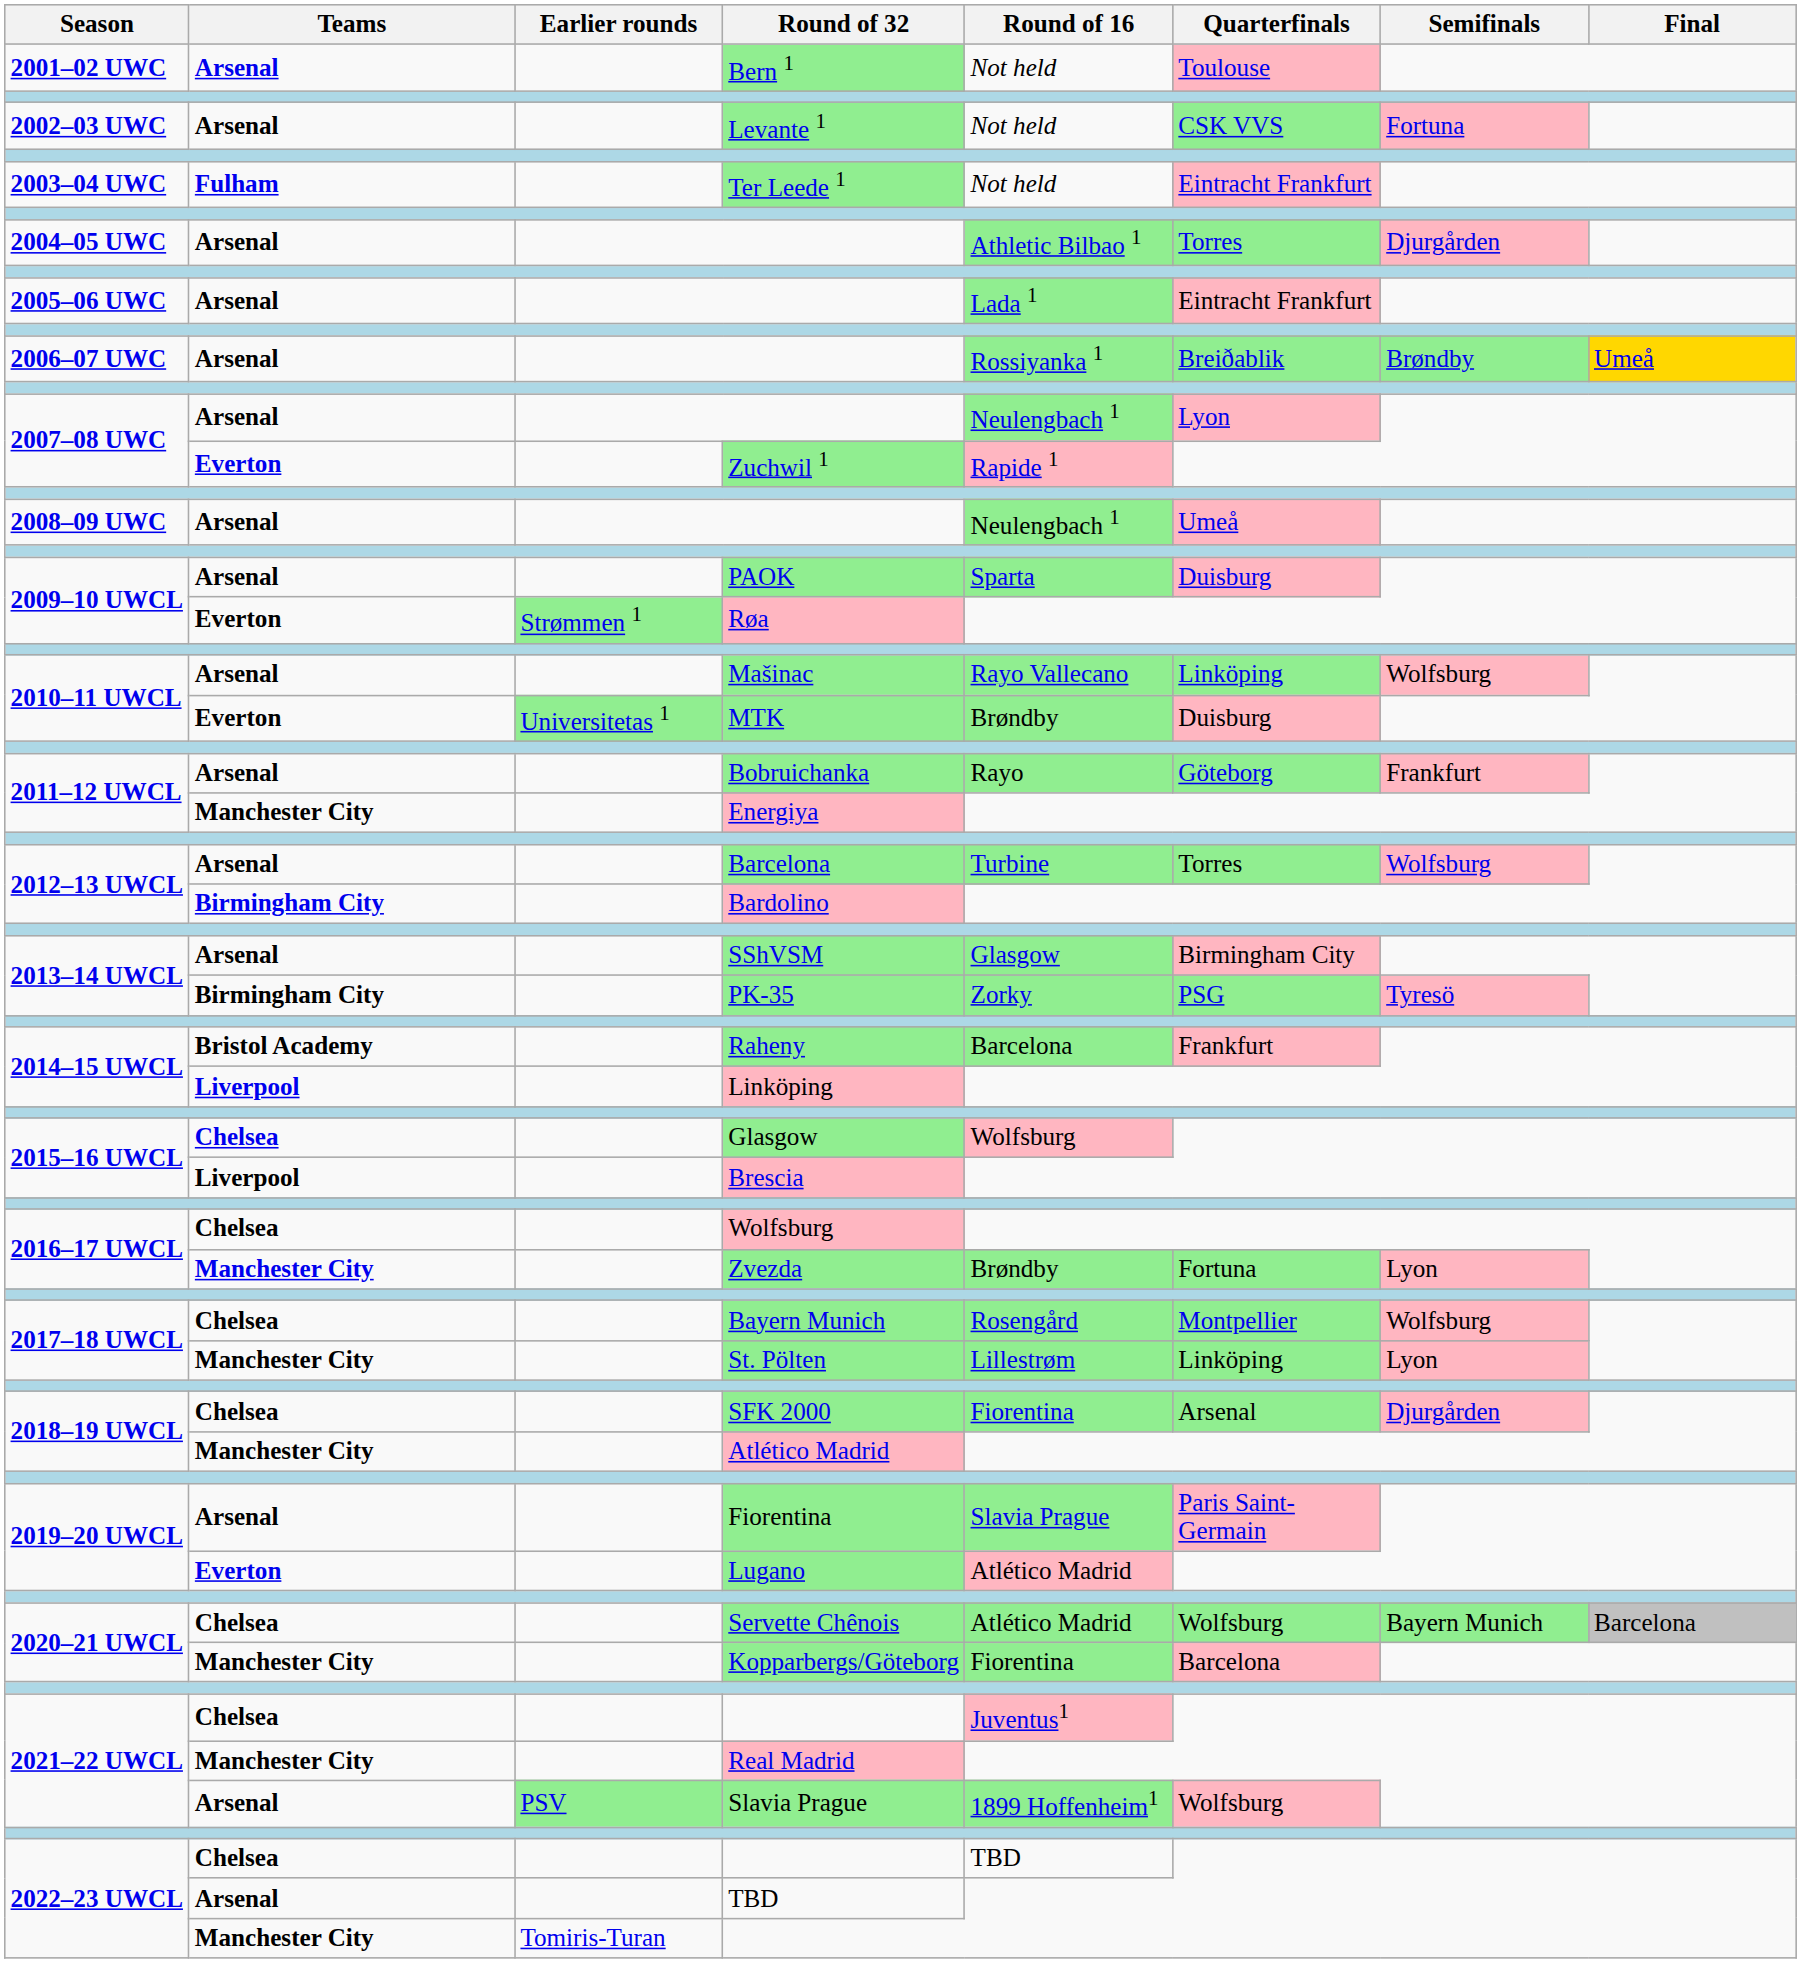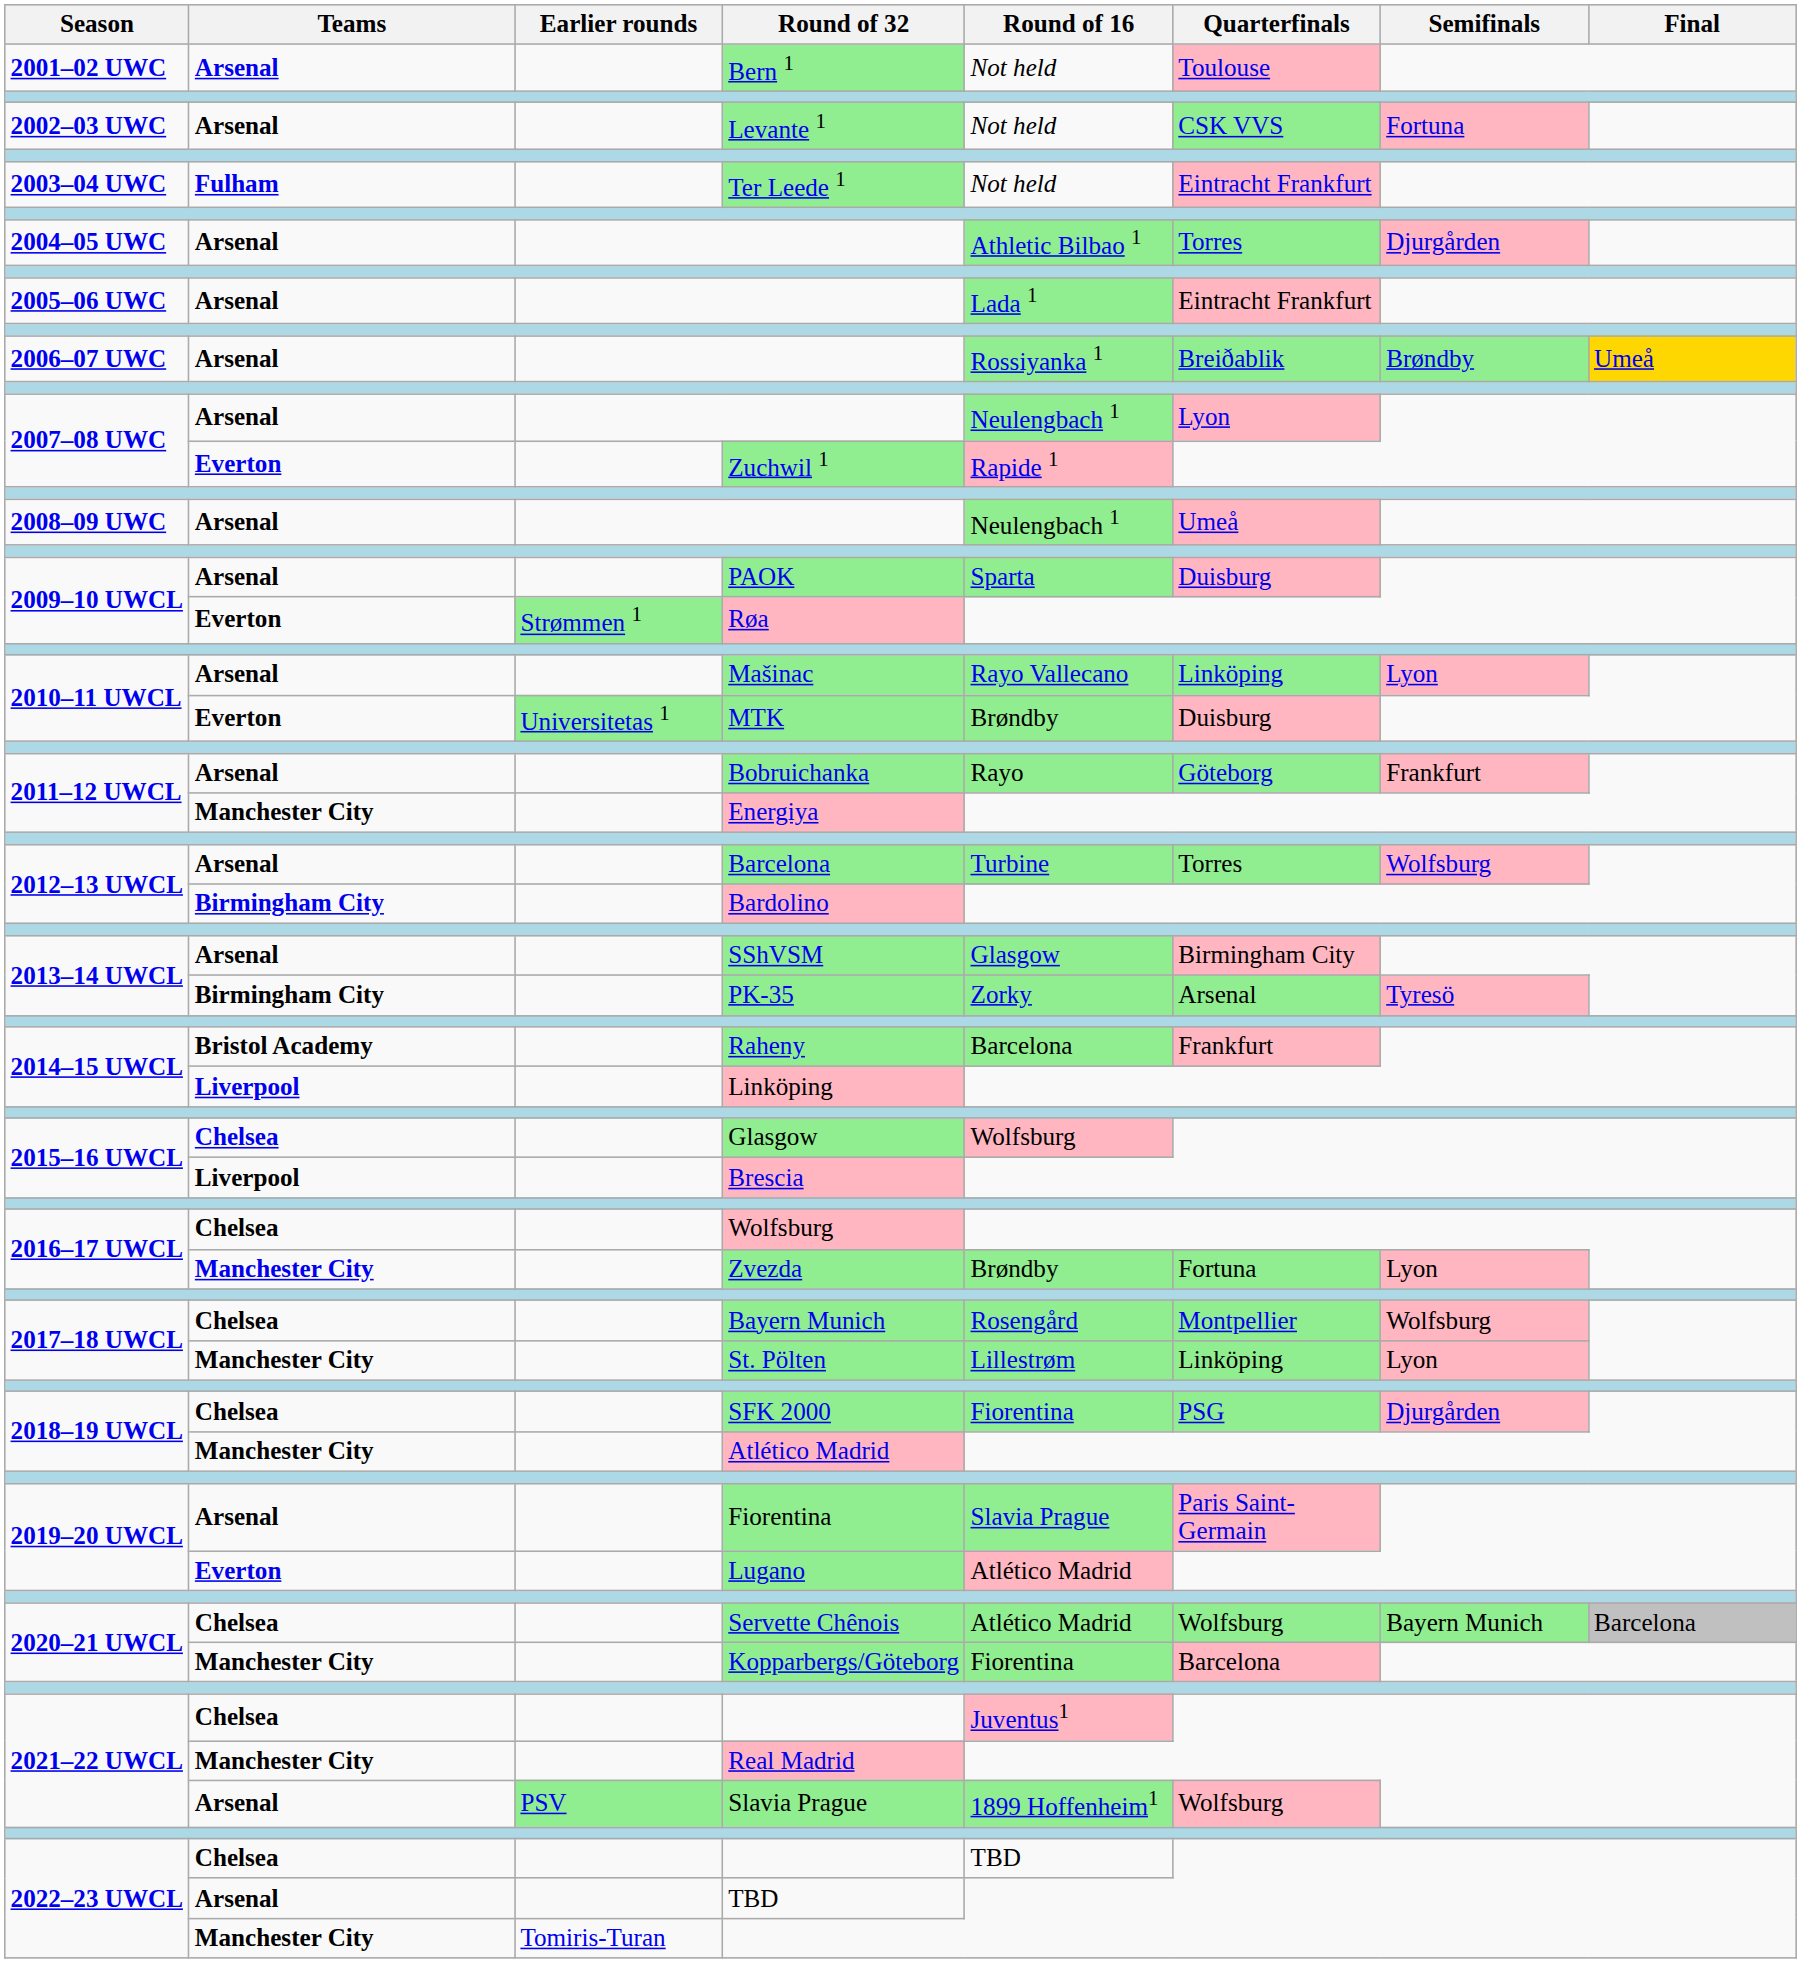(1439, 674) Wolfsburg -> (1412, 674) Lyon
(1201, 995) PSG -> (1217, 995) Arsenal
(1217, 1411) Arsenal -> (1201, 1411) PSG
